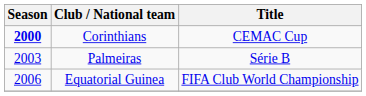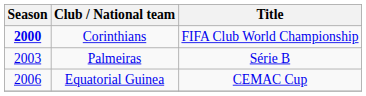(270, 36) CEMAC Cup -> (270, 36) FIFA Club World Championship
(270, 79) FIFA Club World Championship -> (270, 79) CEMAC Cup
